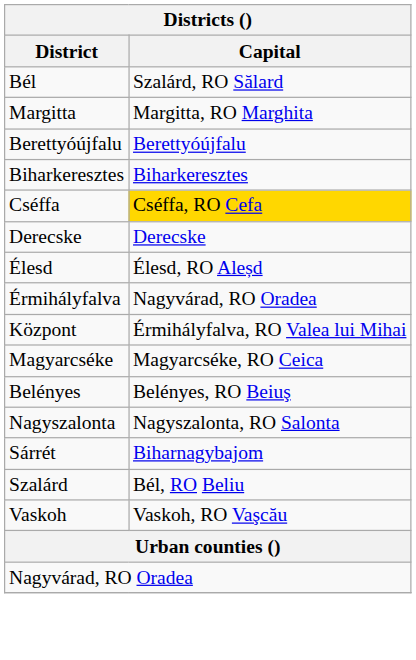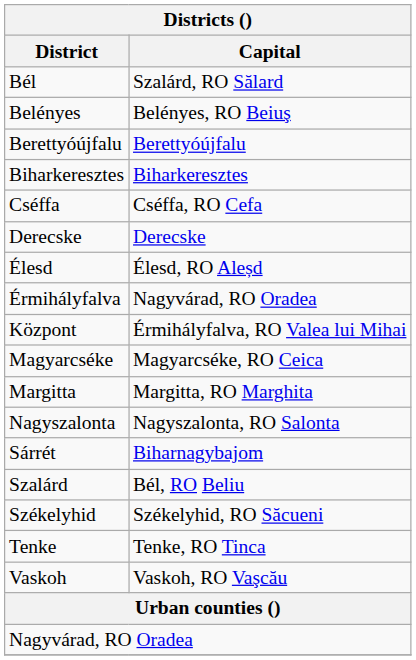rows swapped: (45, 391) <-> (43, 112)
(198, 205) gold background -> (198, 205) no background
+ row: (52, 515)
+ row: (33, 546)
